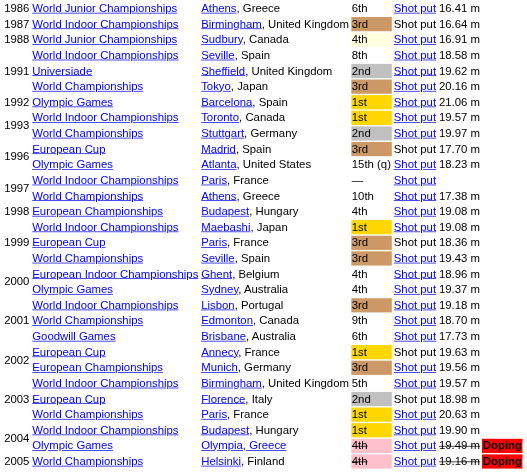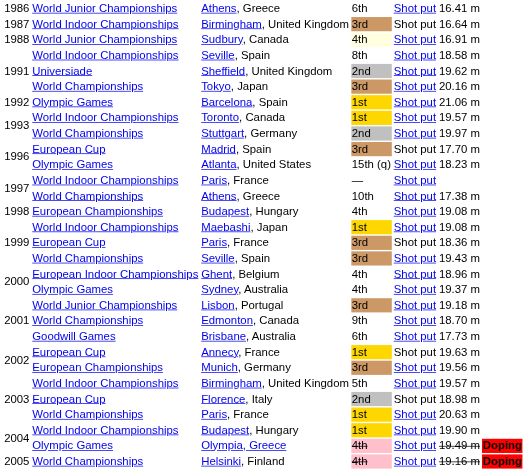(105, 305) World Indoor Championships -> (105, 305) World Junior Championships
